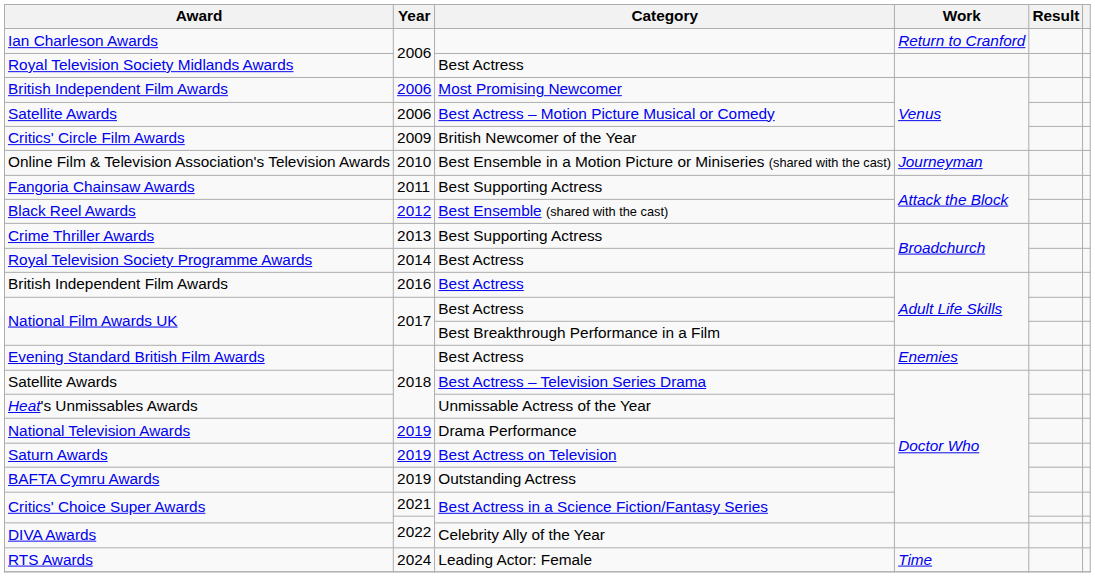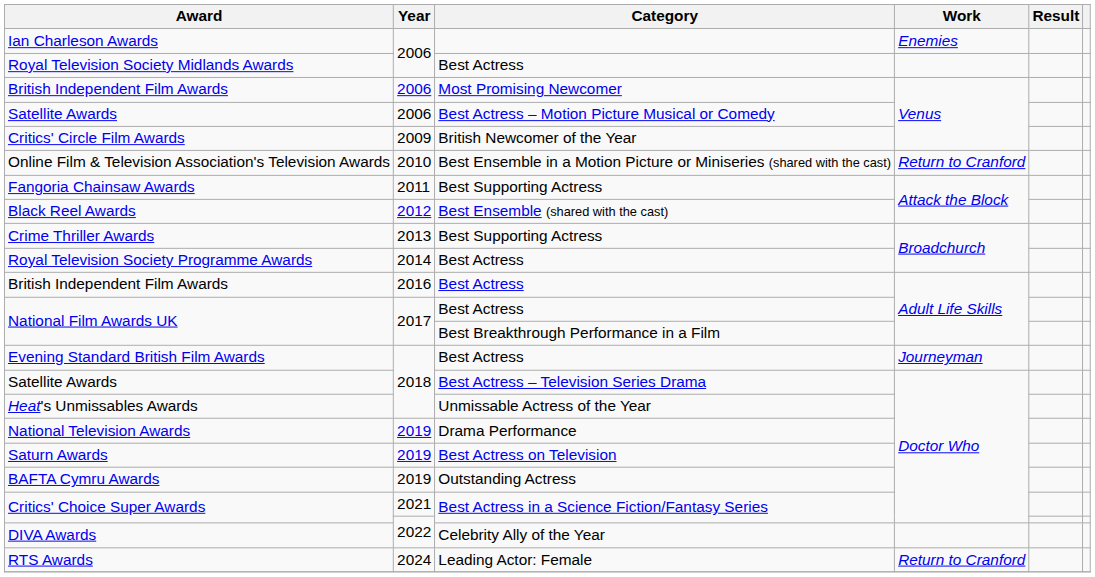(962, 41) Return to Cranford -> (928, 41) Enemies
(940, 162) Journeyman -> (962, 162) Return to Cranford
(928, 357) Enemies -> (940, 357) Journeyman
(915, 559) Time -> (962, 559) Return to Cranford
